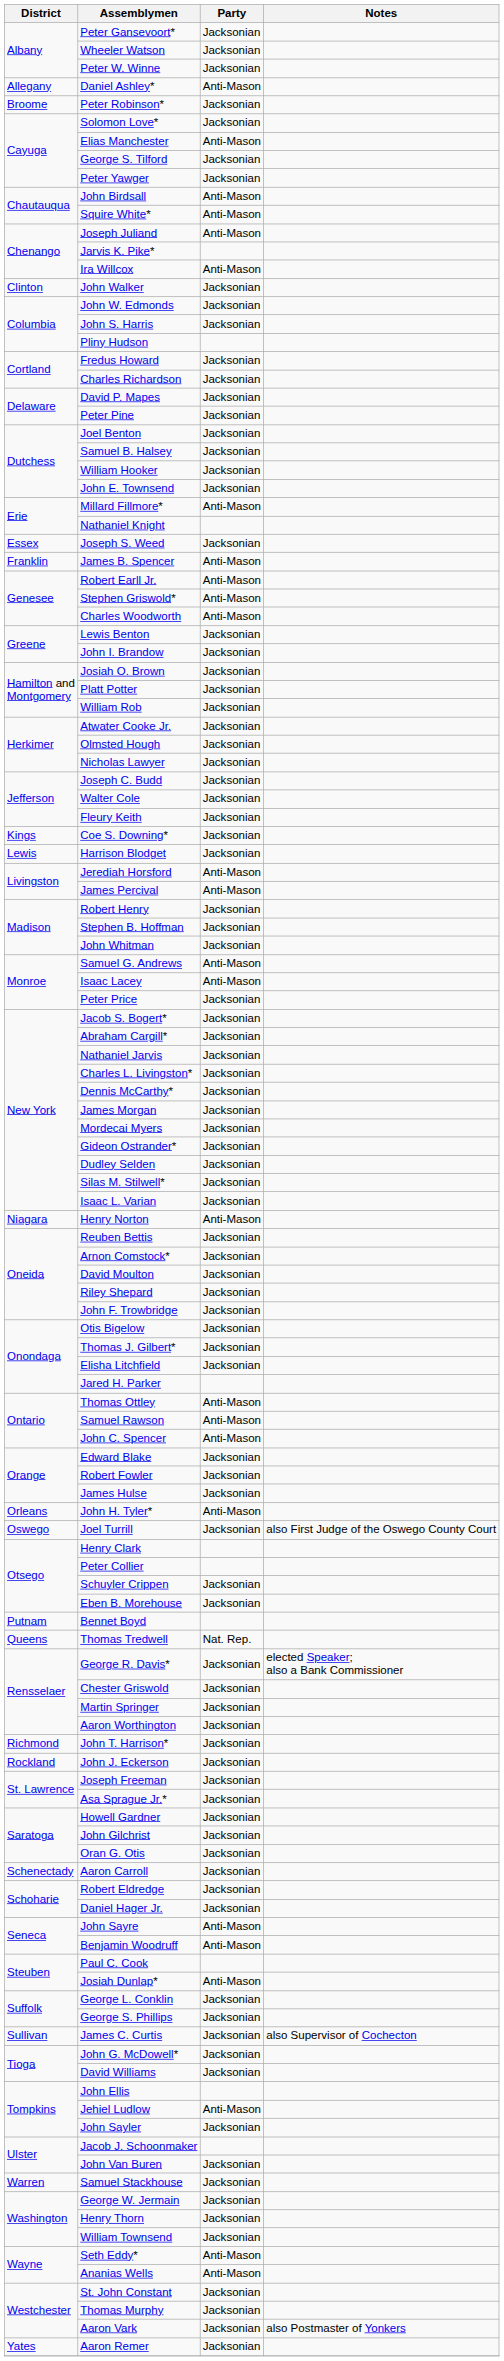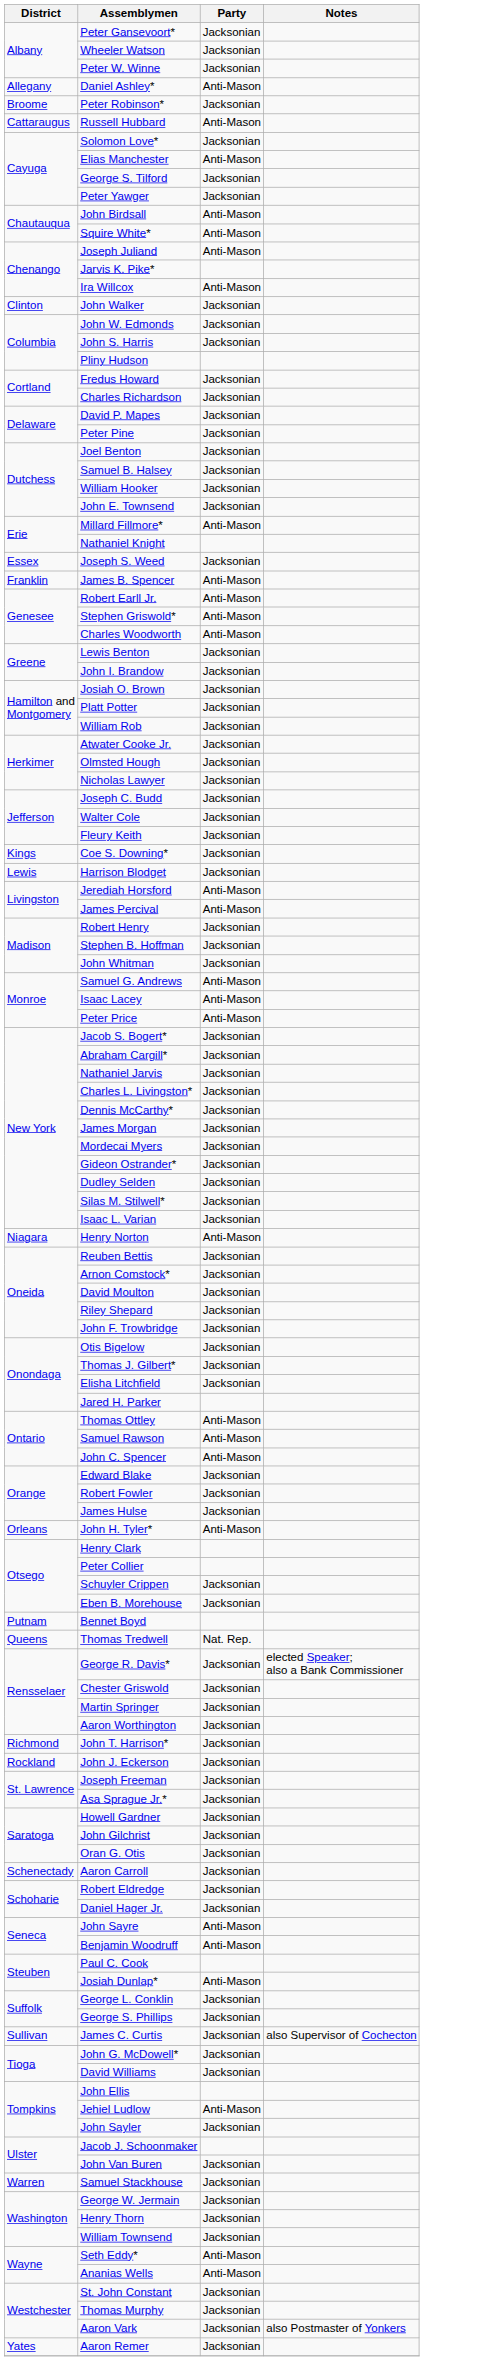+ row: (123, 123)
(232, 1000) Jacksonian -> (232, 1018) Anti-Mason
- row: (106, 1530)
